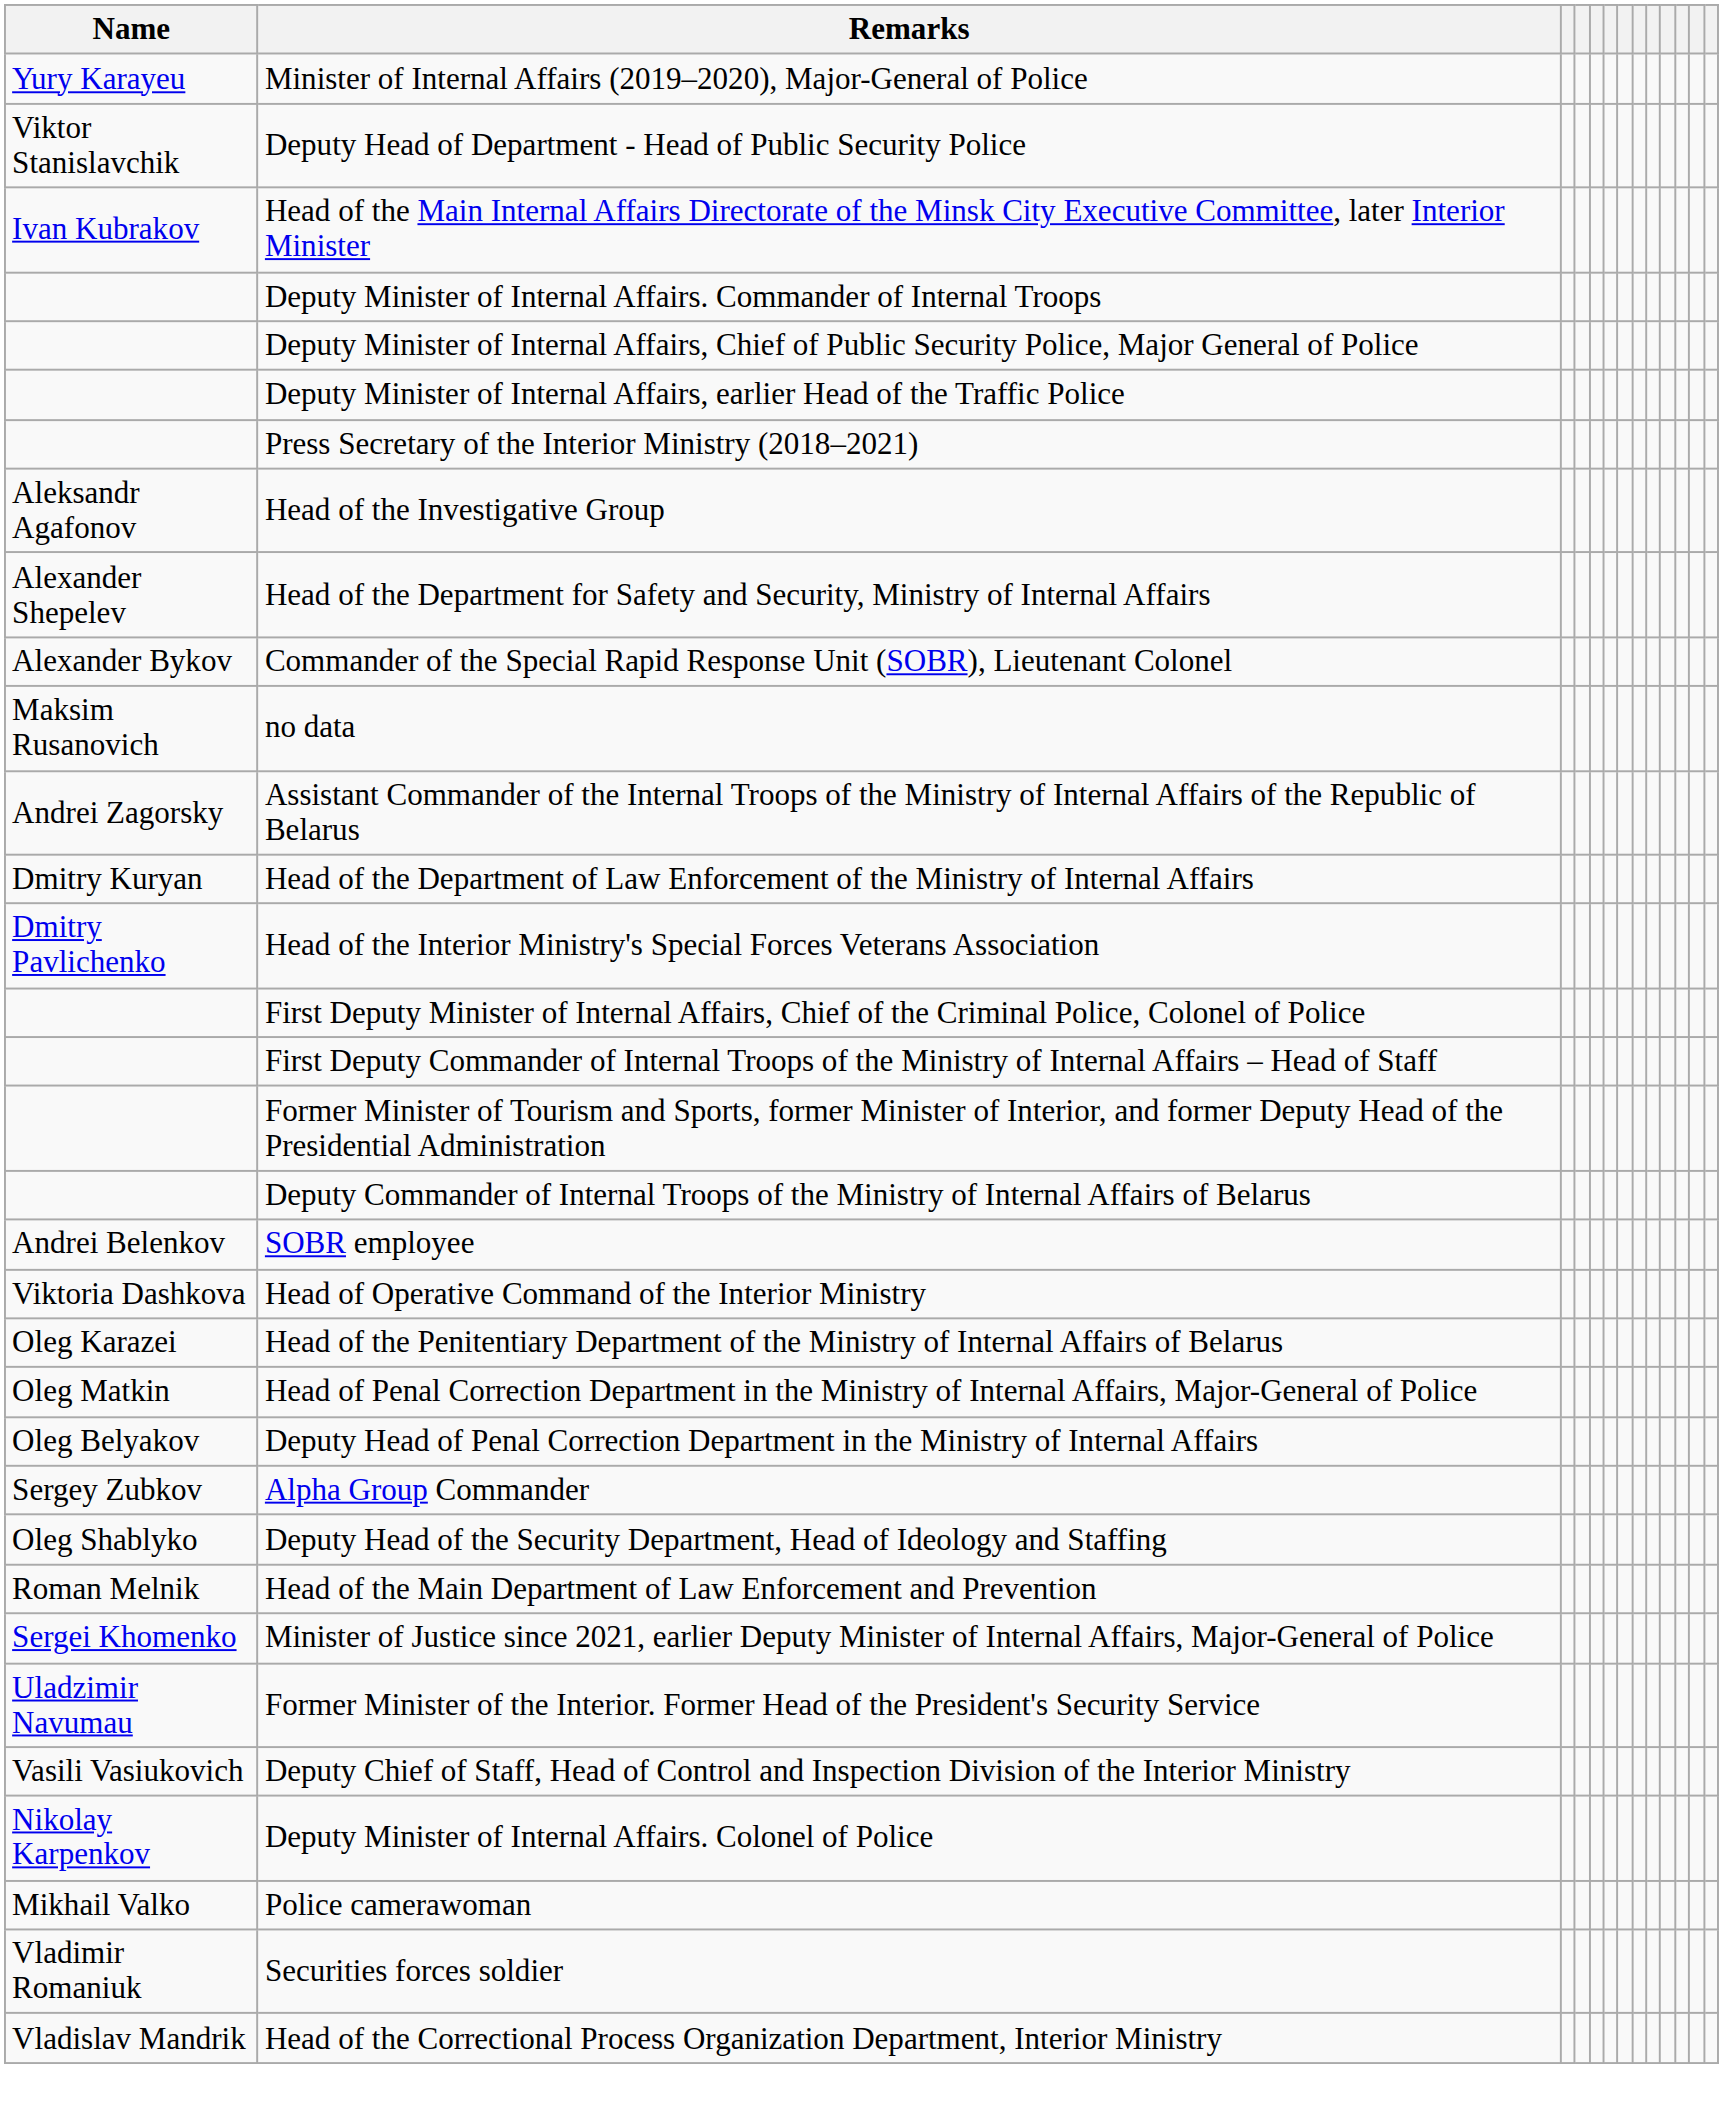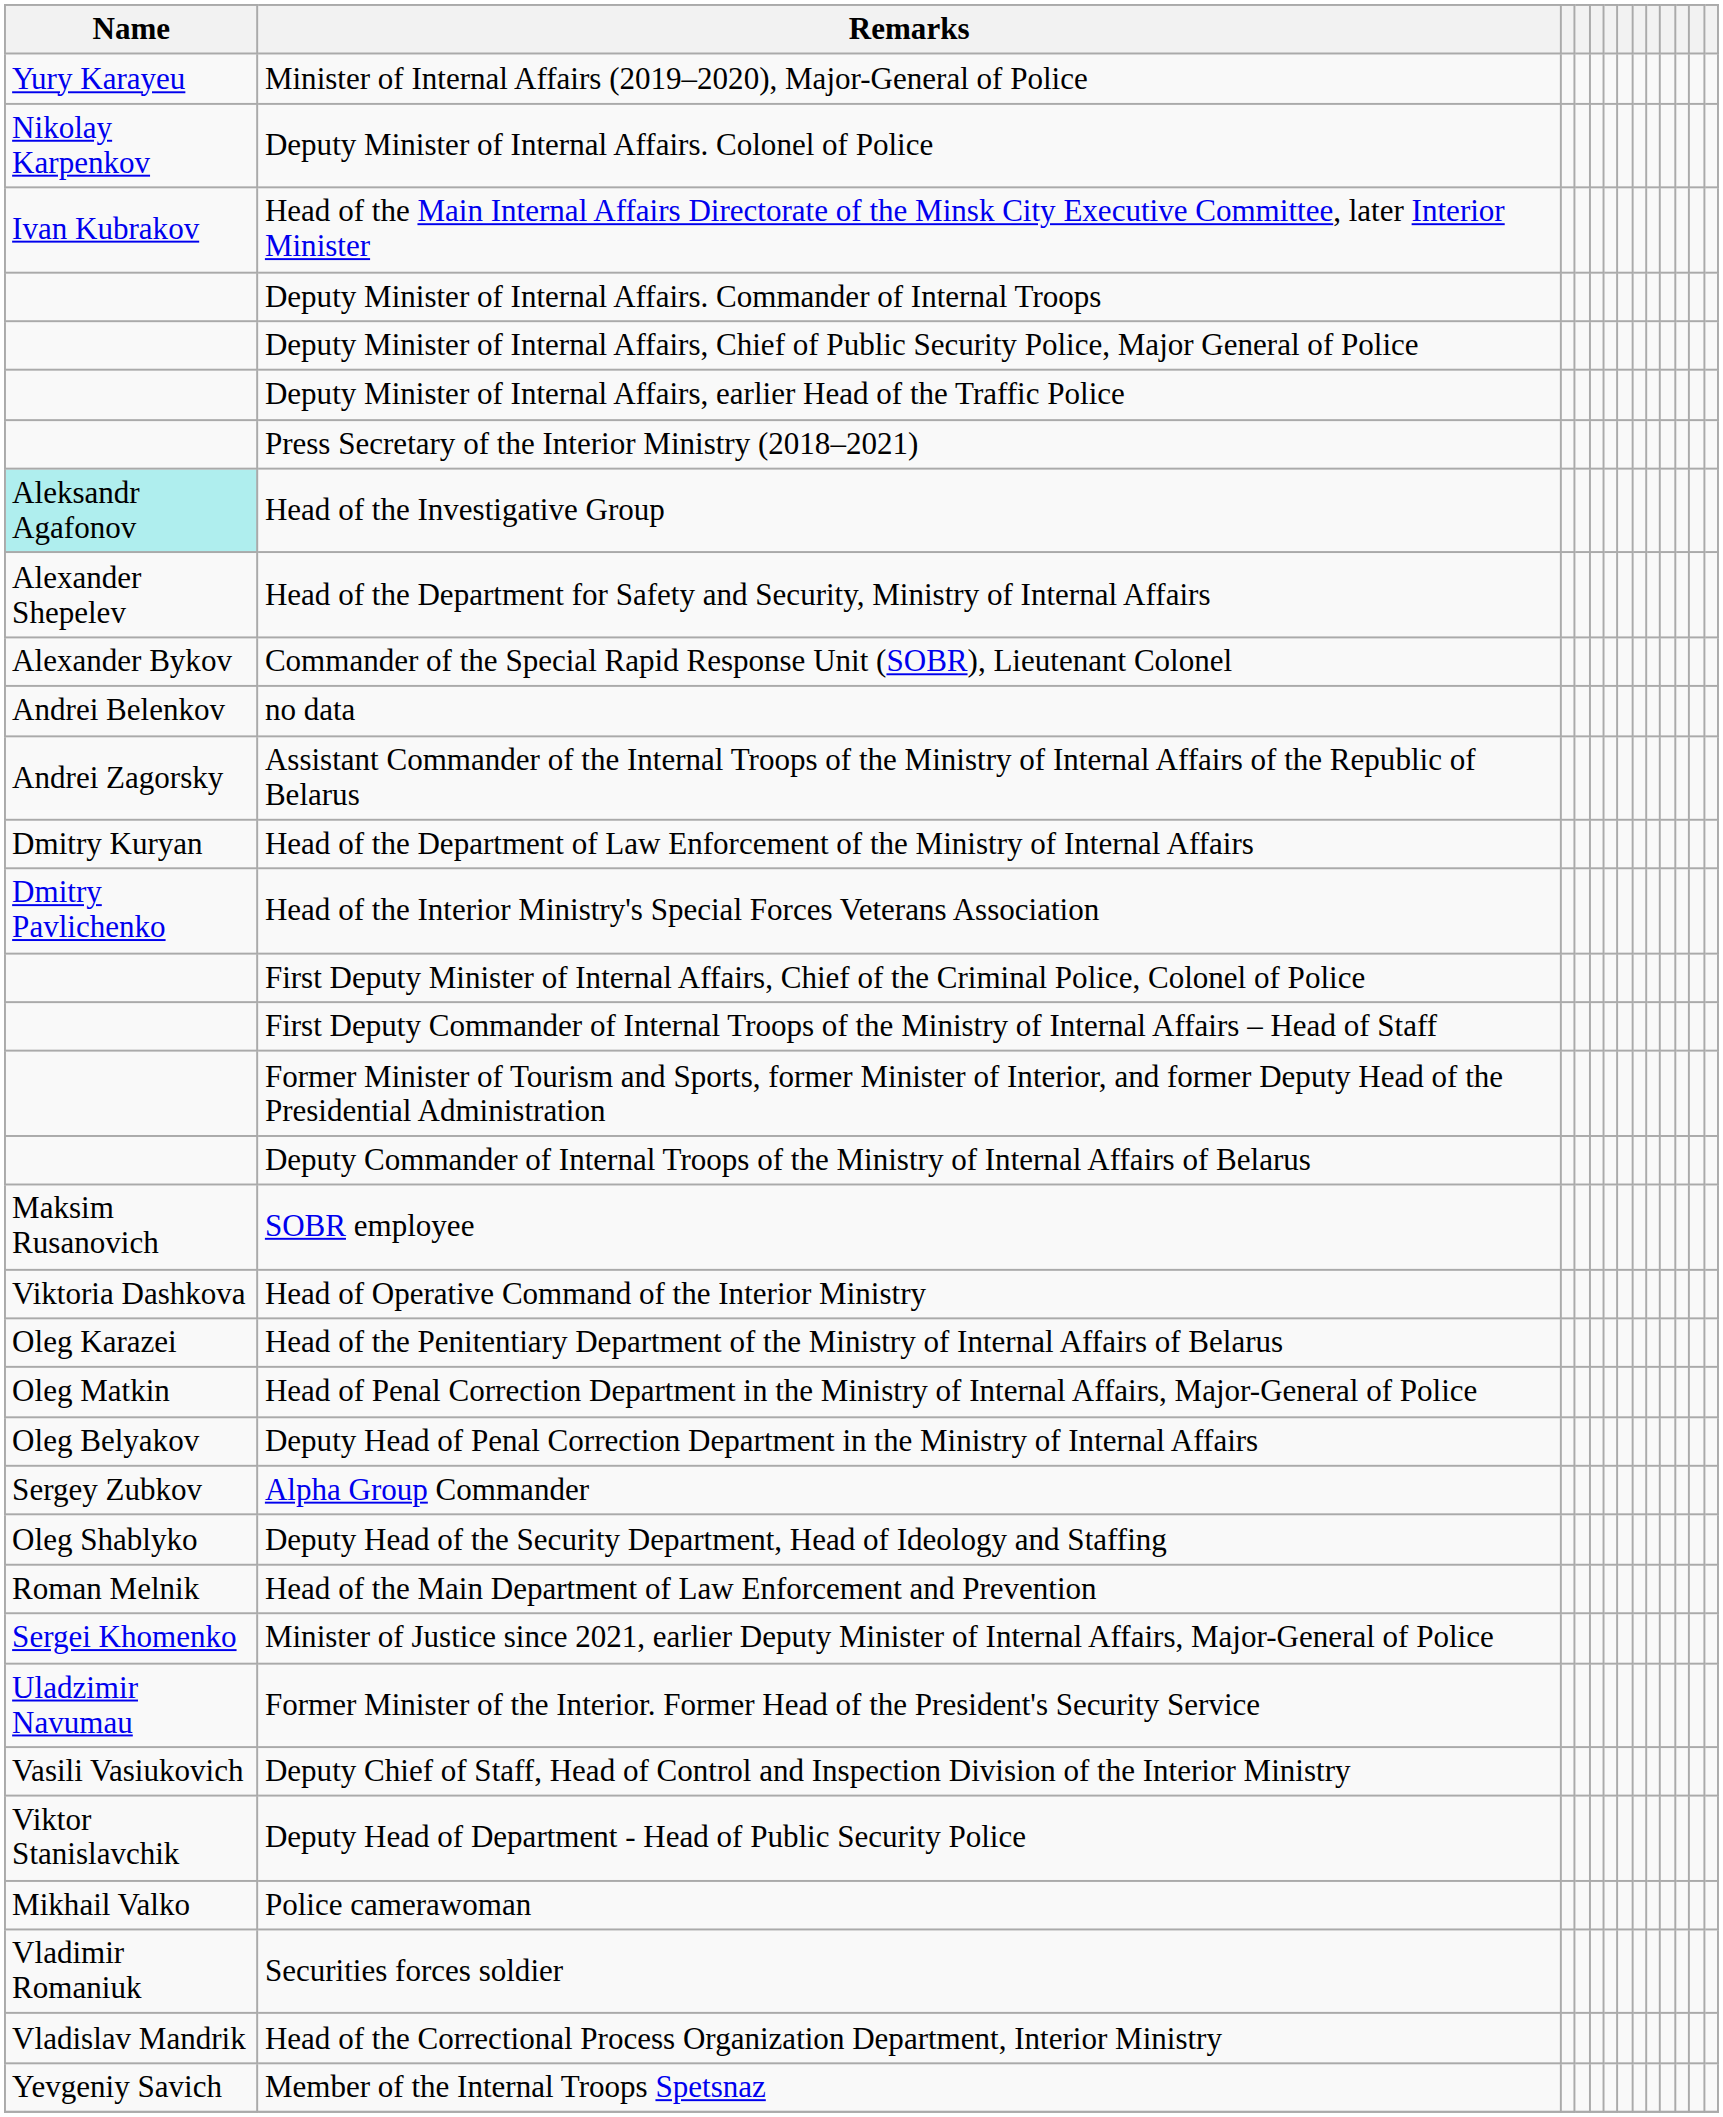rows swapped: (599, 1837) <-> (645, 145)
(76, 510) no background -> (76, 510) paleturquoise background
(85, 727) Maksim Rusanovich -> (119, 710) Andrei Belenkov
(119, 1243) Andrei Belenkov -> (85, 1226) Maksim Rusanovich
+ row: (515, 2086)
